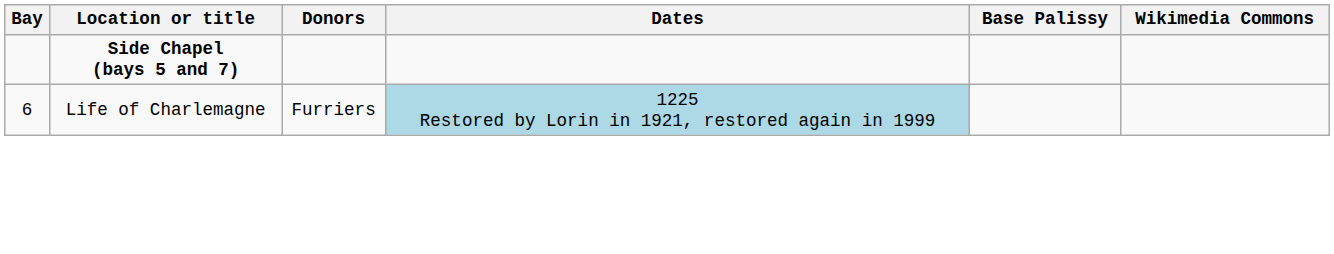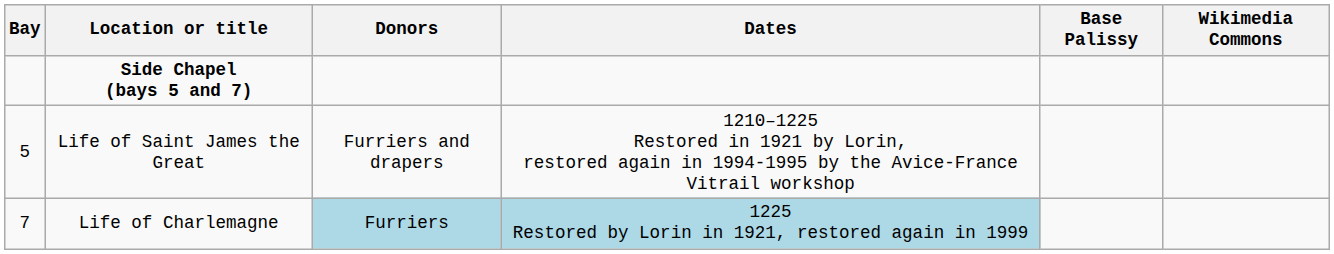+ row: (179, 152)
(27, 110) 6 -> (25, 223) 7
(334, 110) no background -> (407, 223) lightblue background
